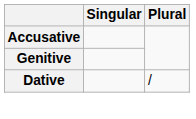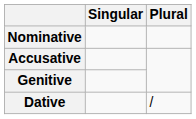+ row: (45, 37)
